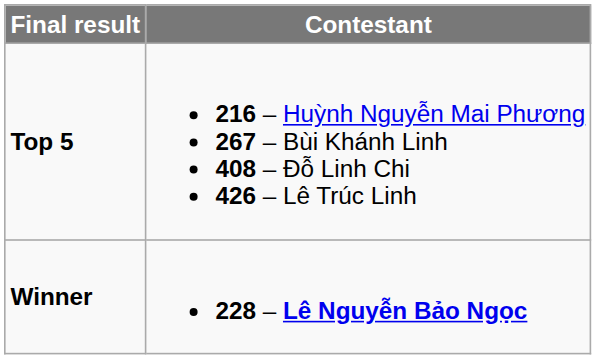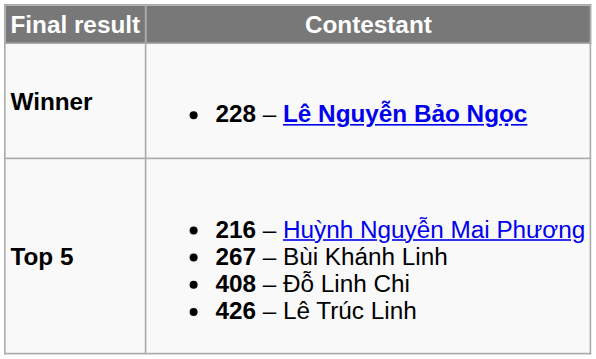rows swapped: (52, 297) <-> (42, 141)
